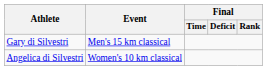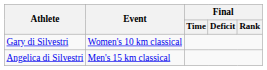(129, 42) Men's 15 km classical -> (135, 42) Women's 10 km classical
(135, 58) Women's 10 km classical -> (129, 58) Men's 15 km classical
